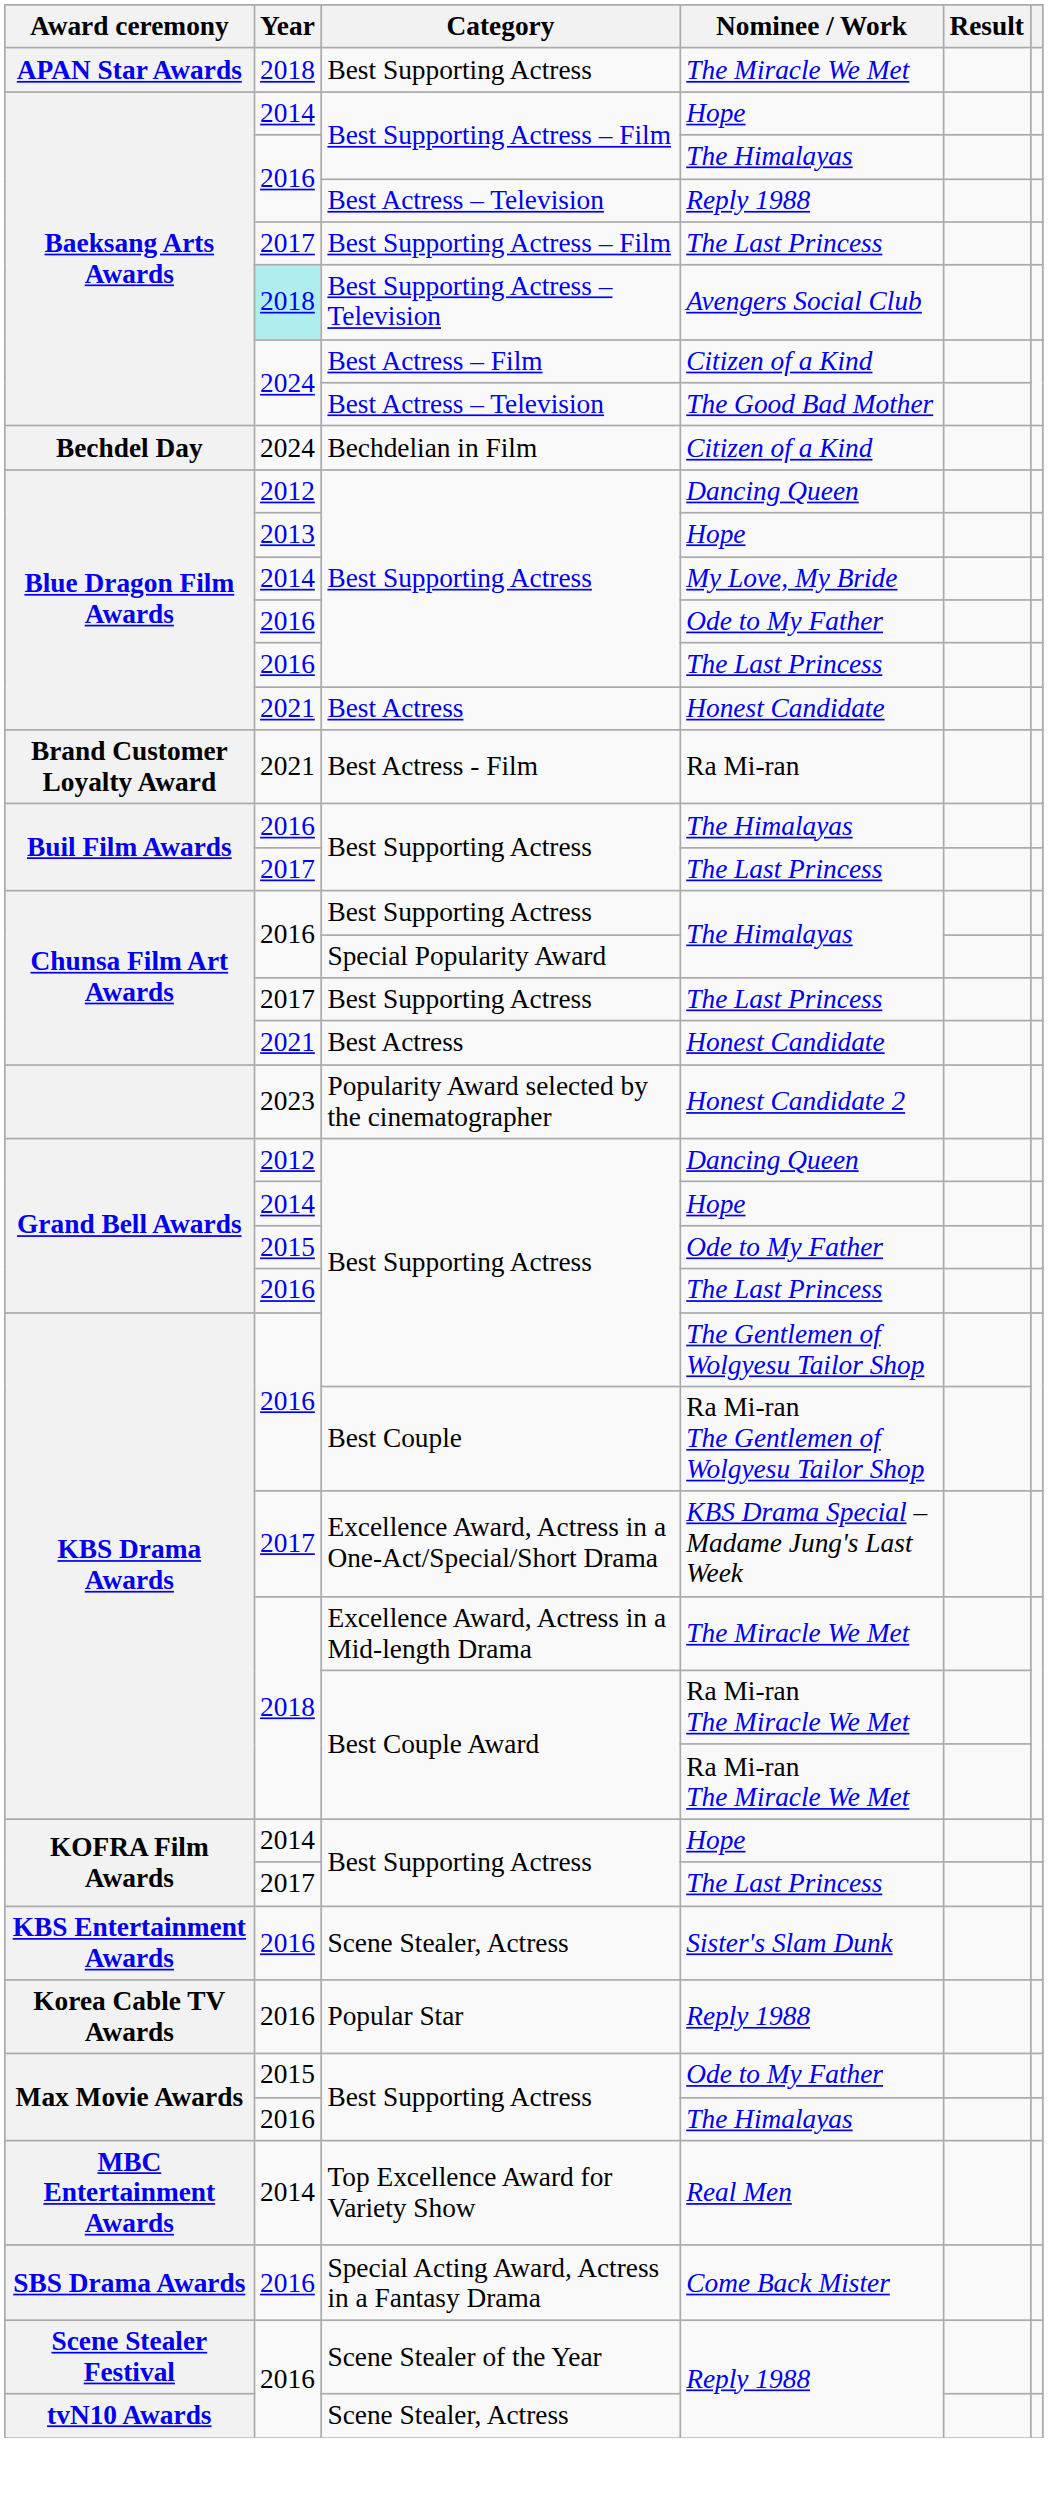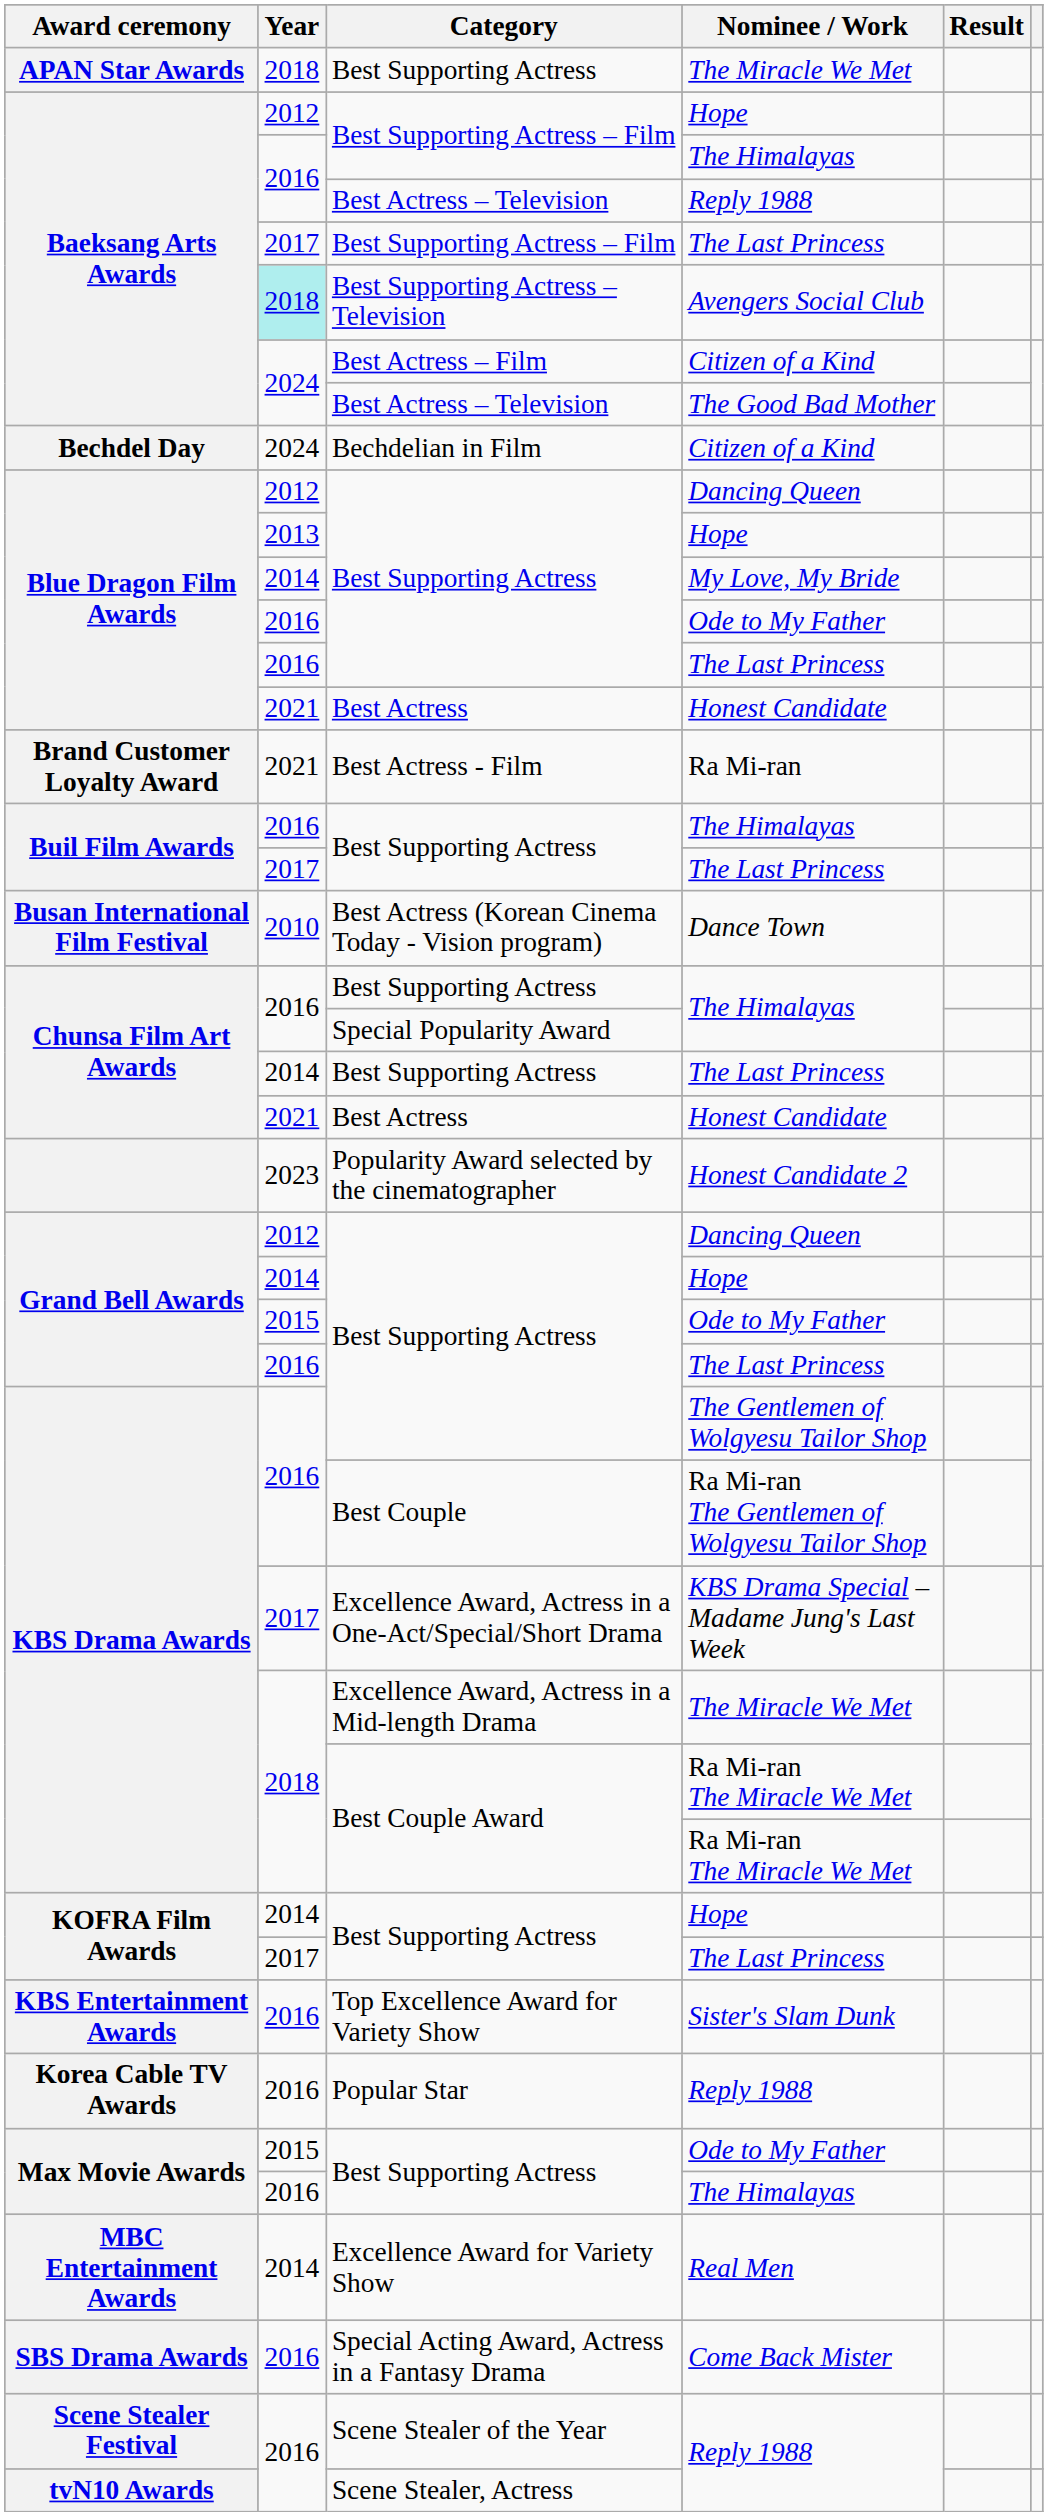(287, 112) 2014 -> (292, 112) 2012
+ row: (132, 927)
(287, 998) 2017 -> (292, 1073) 2014
(448, 1942) Scene Stealer, Actress -> (474, 2016) Top Excellence Award for Variety Show
(470, 2192) Top Excellence Award for Variety Show -> (493, 2266) Excellence Award for Variety Show
